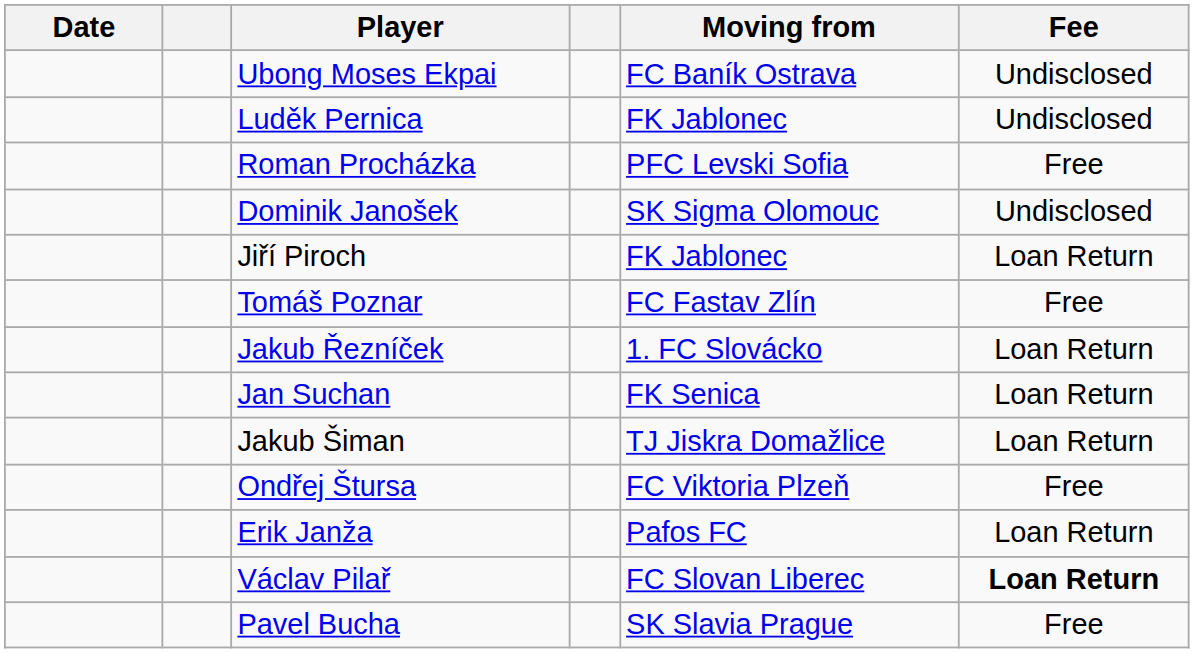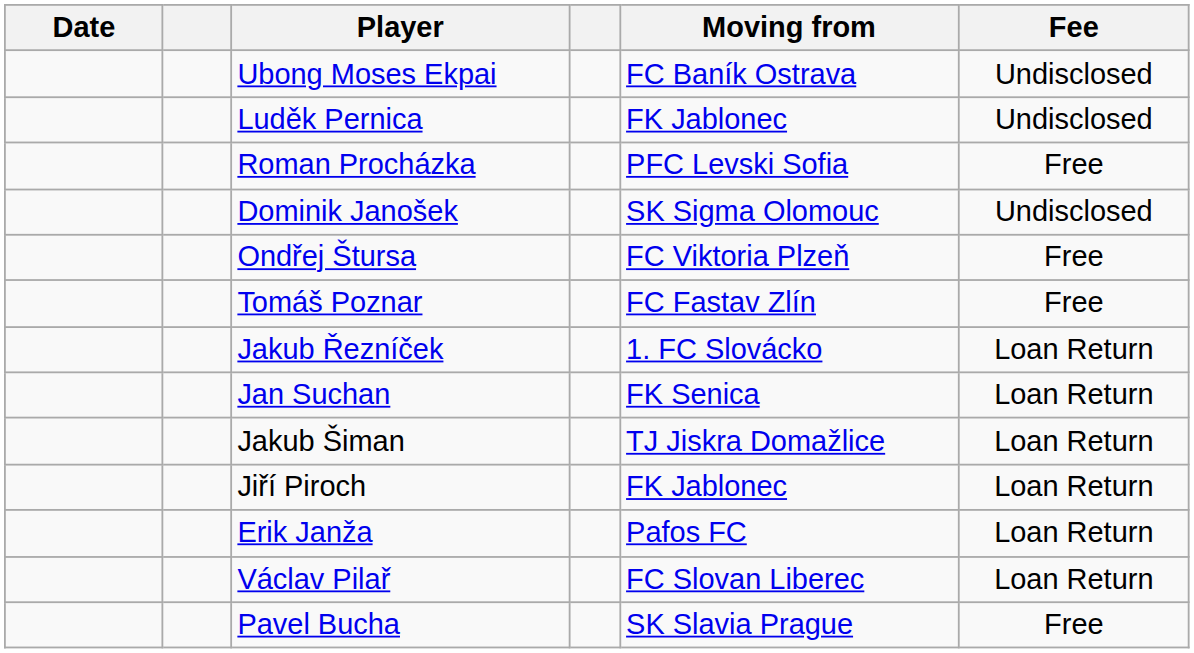rows swapped: (327, 486) <-> (302, 257)
(1074, 578) bold -> (1074, 578) normal
